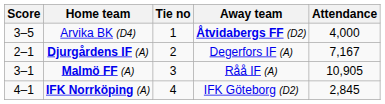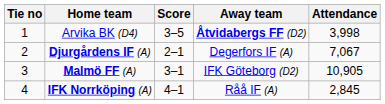columns swapped: (173, 14) <-> (24, 14)
(345, 33) 4,000 -> (345, 33) 3,998
(345, 52) 7,167 -> (345, 52) 7,067
(251, 71) Råå IF (A) -> (251, 71) IFK Göteborg (D2)
(251, 90) IFK Göteborg (D2) -> (251, 90) Råå IF (A)
